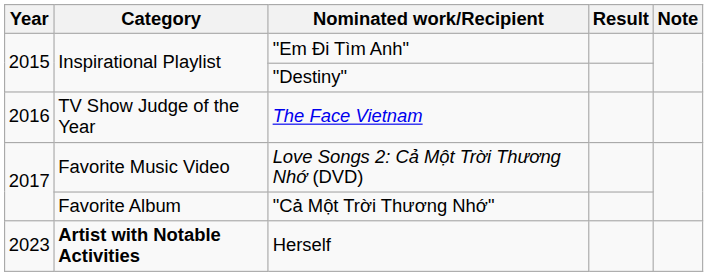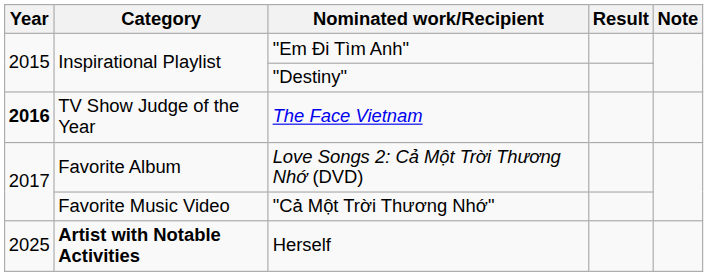(29, 116) normal -> (29, 116) bold
(144, 166) Favorite Music Video -> (120, 166) Favorite Album
(120, 206) Favorite Album -> (144, 206) Favorite Music Video
(29, 245) 2023 -> (29, 245) 2025
